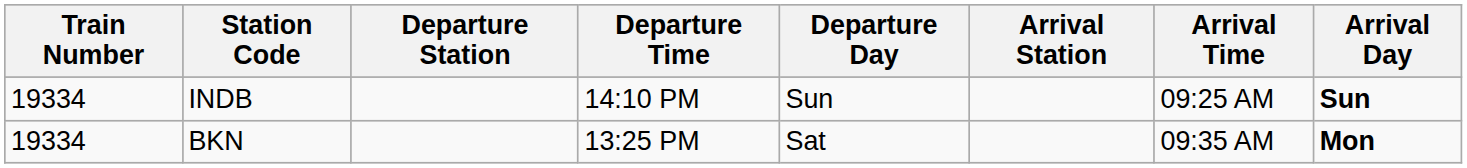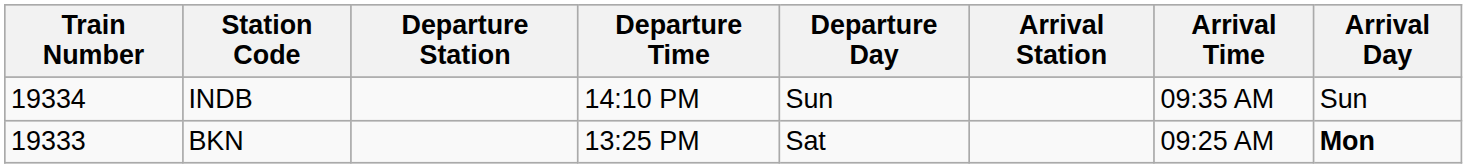(1217, 98) 09:25 AM -> (1217, 98) 09:35 AM
(1345, 98) bold -> (1344, 98) normal
(48, 141) 19334 -> (48, 141) 19333
(1217, 141) 09:35 AM -> (1217, 141) 09:25 AM
